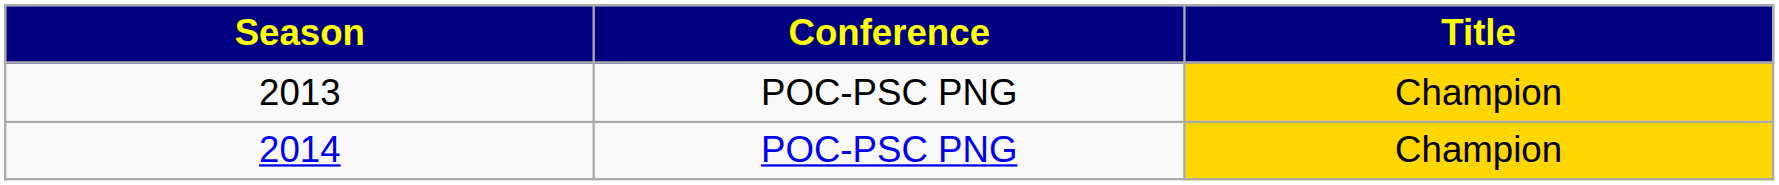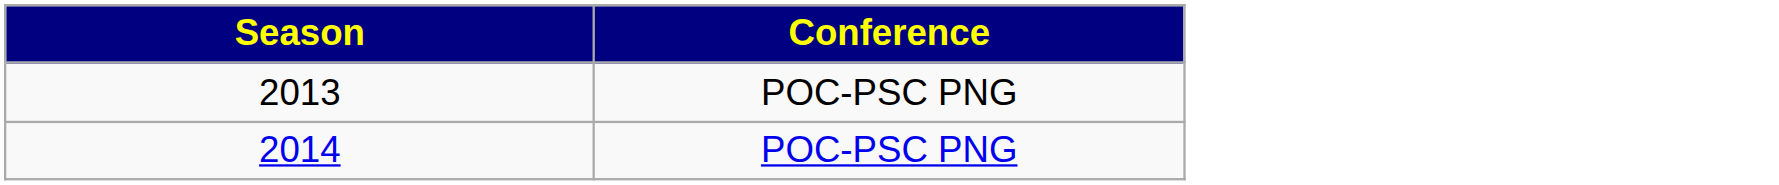- column: (1479, 33)
